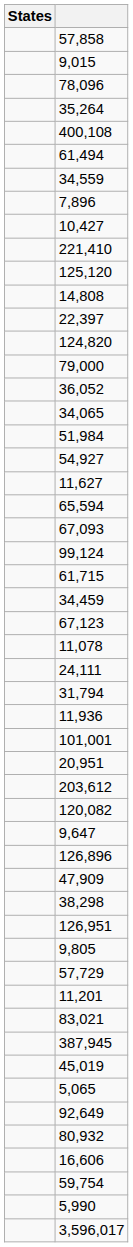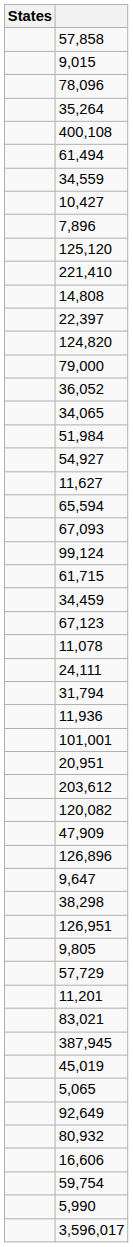rows swapped: (81, 226) <-> (77, 202)
rows swapped: (85, 249) <-> (85, 272)
rows swapped: (77, 833) <-> (81, 879)
